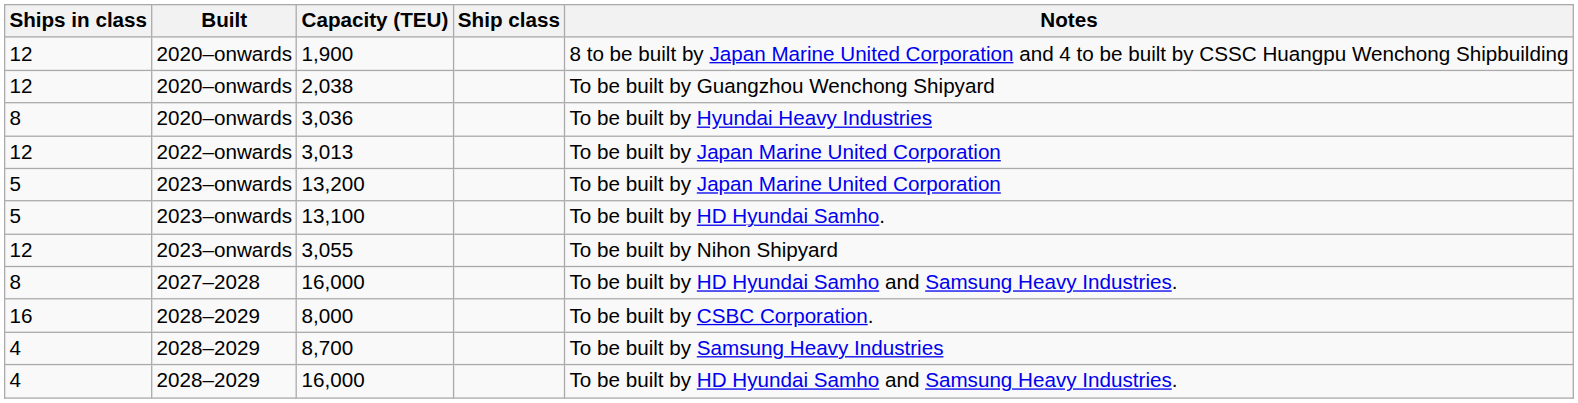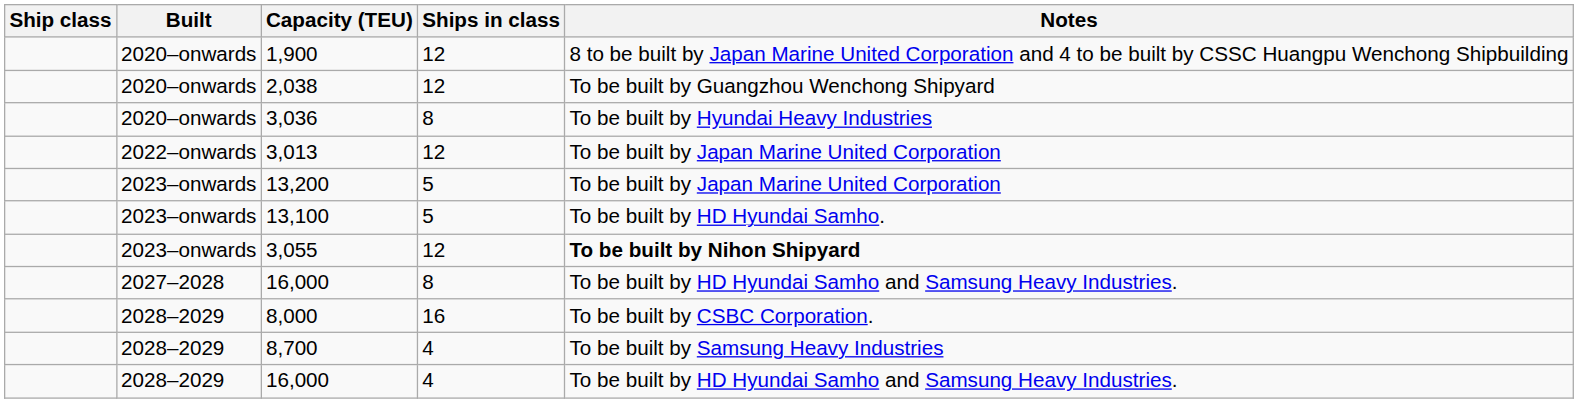columns swapped: (509, 20) <-> (78, 20)
(704, 250) normal -> (715, 250) bold
